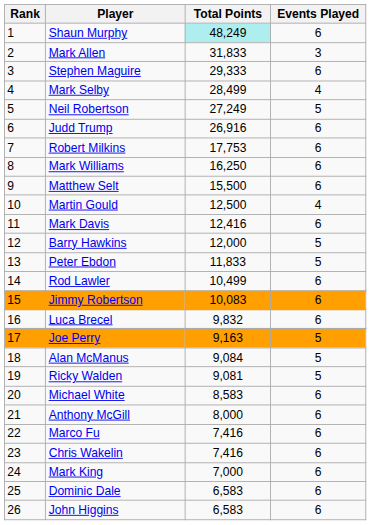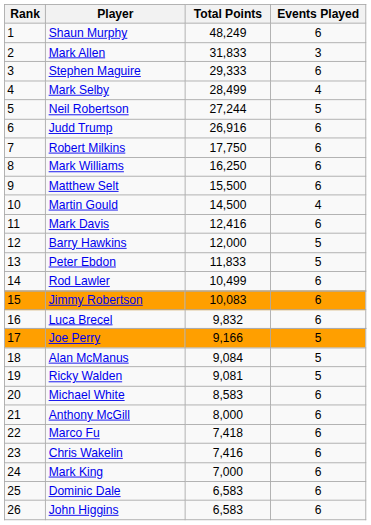(228, 33) paleturquoise background -> (228, 33) no background
(228, 109) 27,249 -> (228, 109) 27,244
(228, 147) 17,753 -> (228, 147) 17,750
(228, 204) 12,500 -> (228, 204) 14,500
(228, 338) 9,163 -> (228, 338) 9,166
(228, 433) 7,416 -> (228, 433) 7,418
